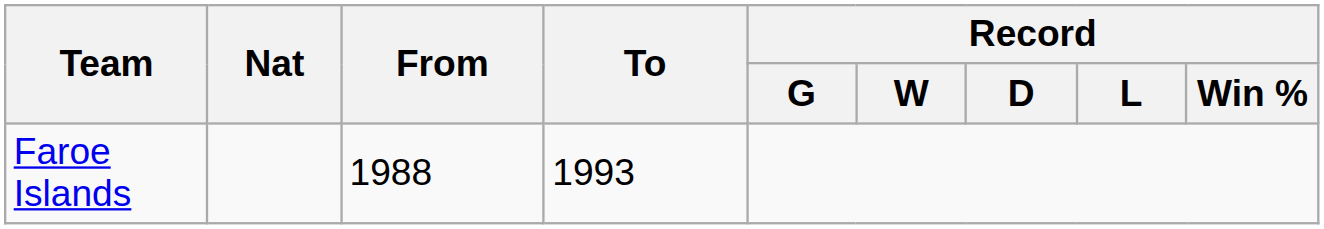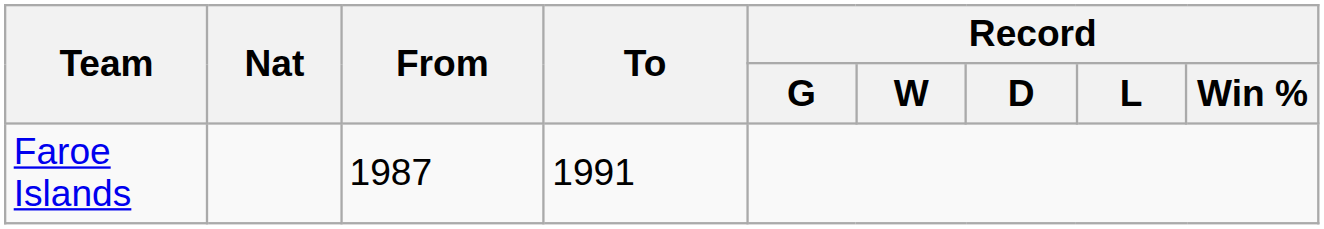(391, 172) 1988 -> (391, 172) 1987
(594, 172) 1993 -> (594, 172) 1991
